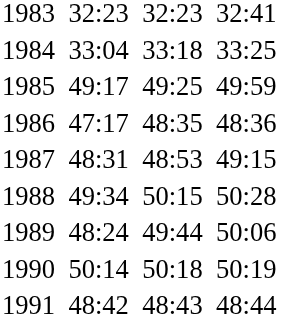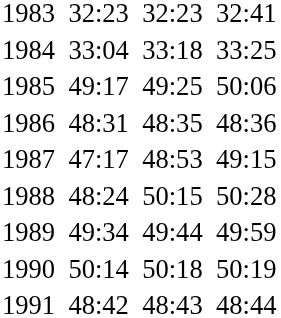(246, 86) 49:59 -> (246, 86) 50:06
(99, 123) 47:17 -> (99, 123) 48:31
(99, 159) 48:31 -> (99, 159) 47:17
(99, 196) 49:34 -> (99, 196) 48:24
(99, 232) 48:24 -> (99, 232) 49:34
(246, 232) 50:06 -> (246, 232) 49:59
